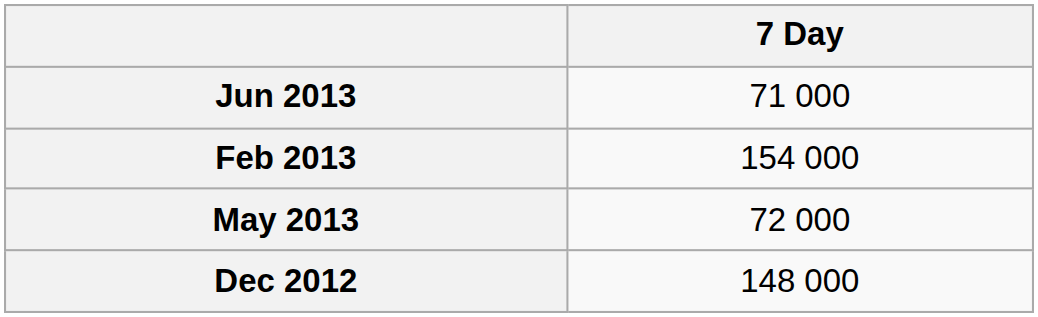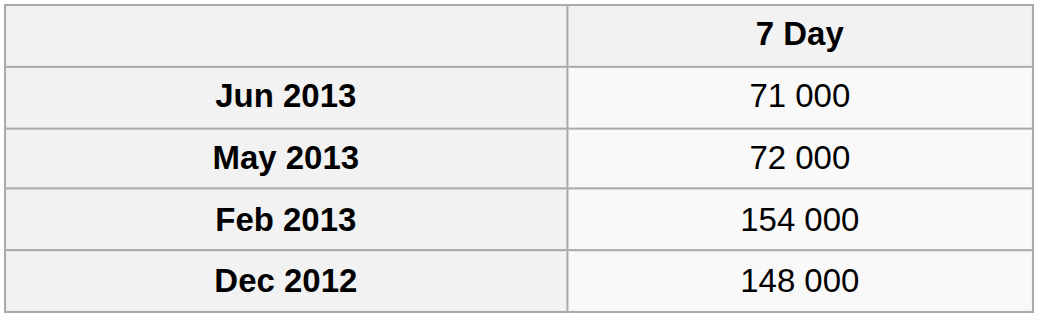rows swapped: (286, 219) <-> (286, 157)
